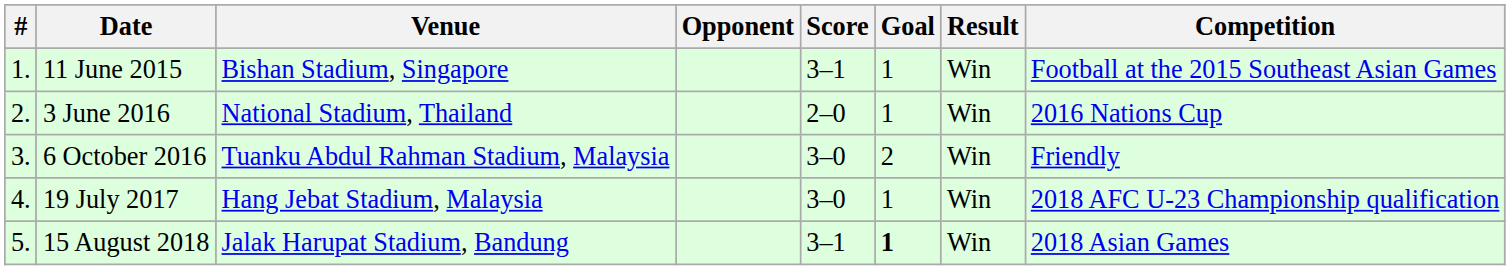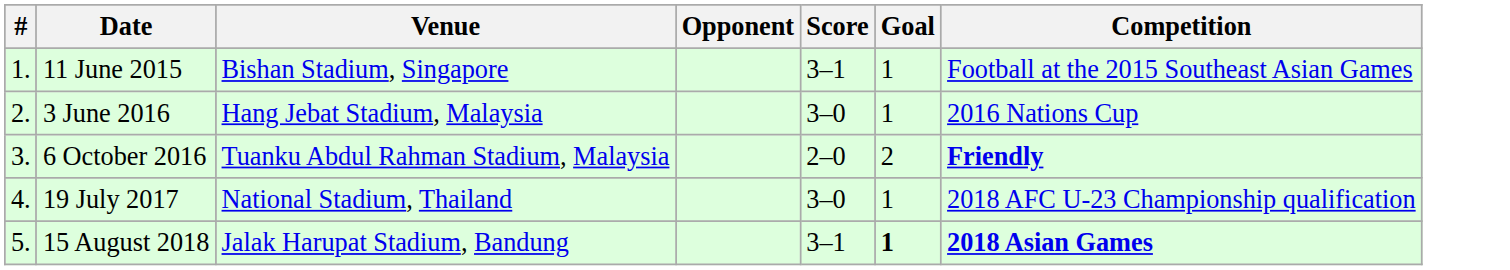- column: (983, 26)
(367, 113) National Stadium, Thailand -> (382, 113) Hang Jebat Stadium, Malaysia
(826, 113) 2–0 -> (826, 113) 3–0
(826, 156) 3–0 -> (826, 156) 2–0
(1075, 156) normal -> (995, 156) bold
(382, 199) Hang Jebat Stadium, Malaysia -> (367, 199) National Stadium, Thailand
(1130, 243) normal -> (1050, 243) bold
